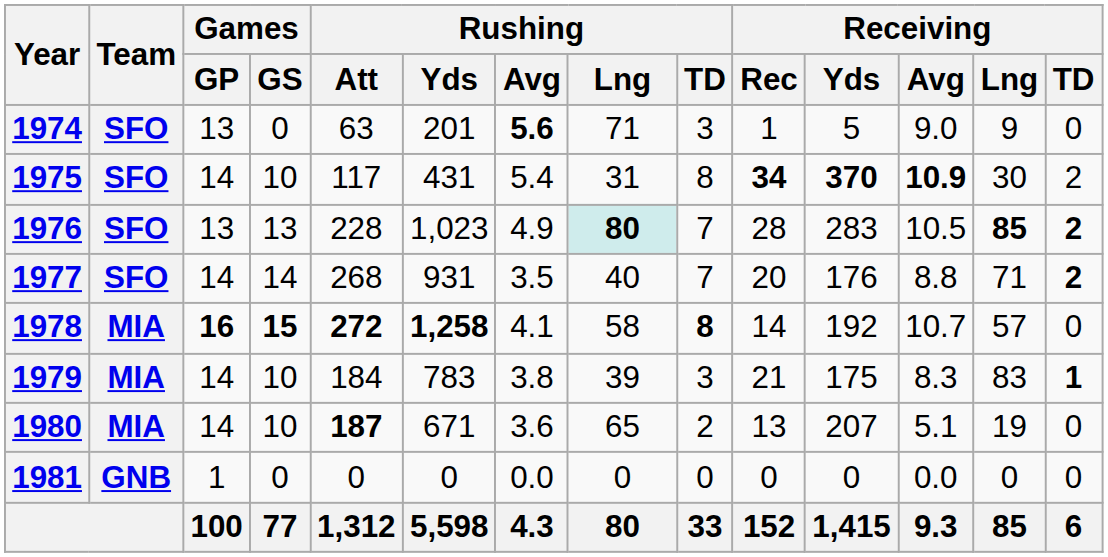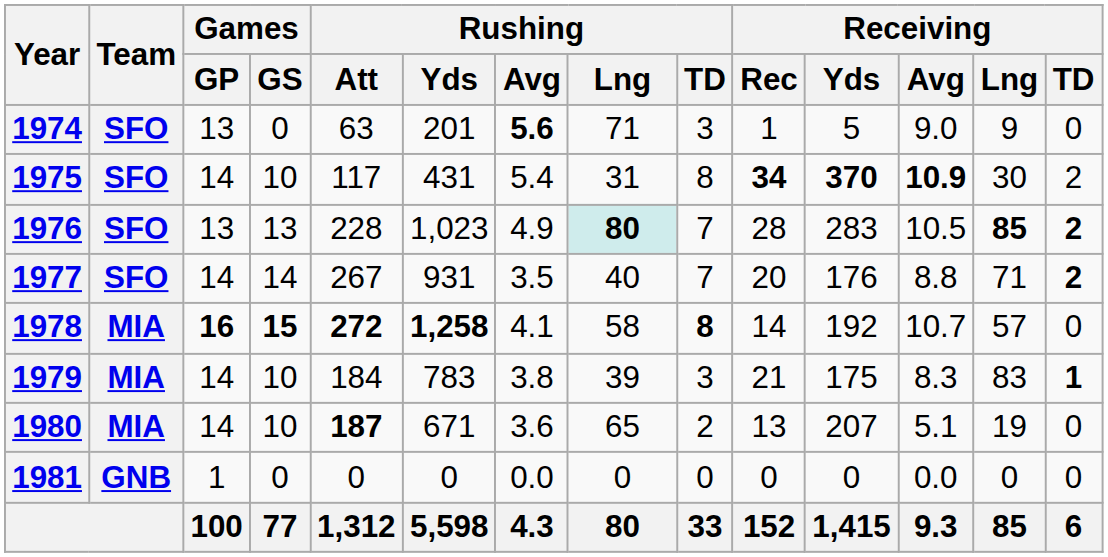(356, 278) 268 -> (356, 278) 267
